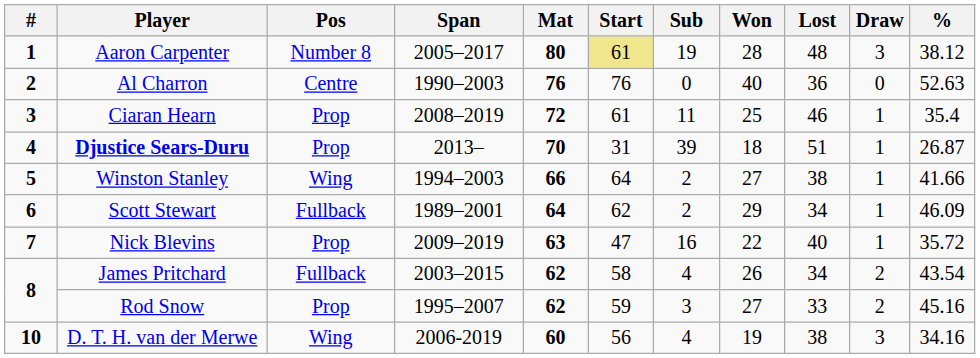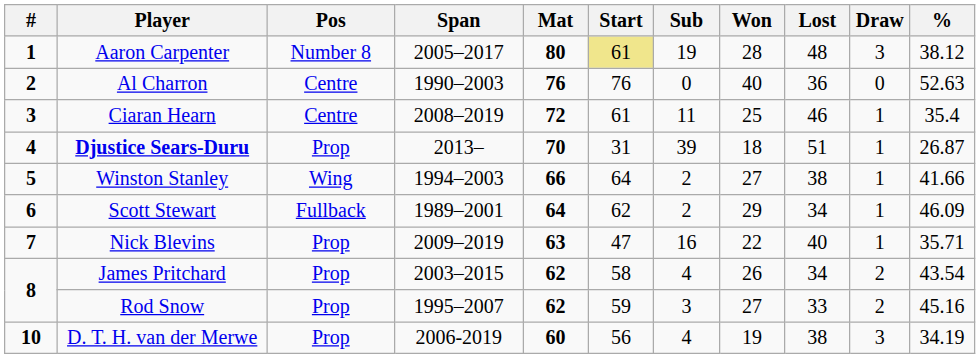(331, 115) Prop -> (331, 115) Centre
(942, 242) 35.72 -> (942, 242) 35.71
(331, 274) Fullback -> (331, 274) Prop
(331, 337) Wing -> (331, 337) Prop
(942, 337) 34.16 -> (942, 337) 34.19
